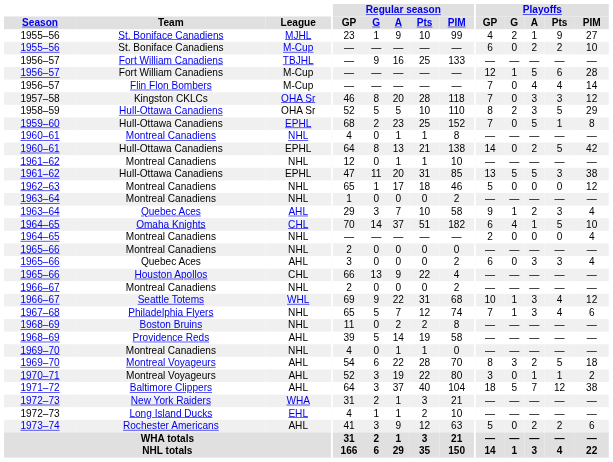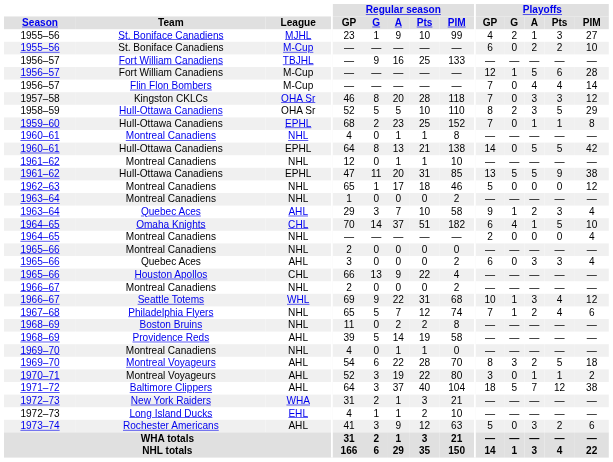(560, 35) 9 -> (560, 35) 3
(534, 123) 5 -> (534, 123) 1
(534, 149) 2 -> (534, 149) 5
(560, 174) 3 -> (560, 174) 9
(534, 312) 3 -> (534, 312) 2
(534, 426) 2 -> (534, 426) 3
